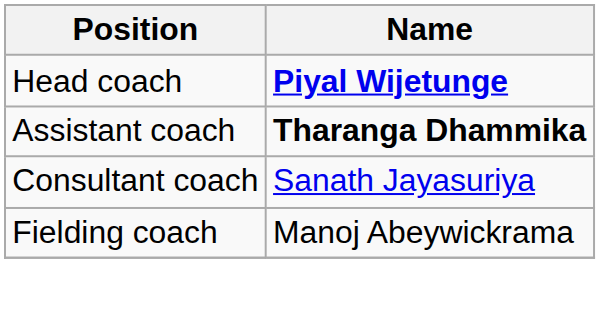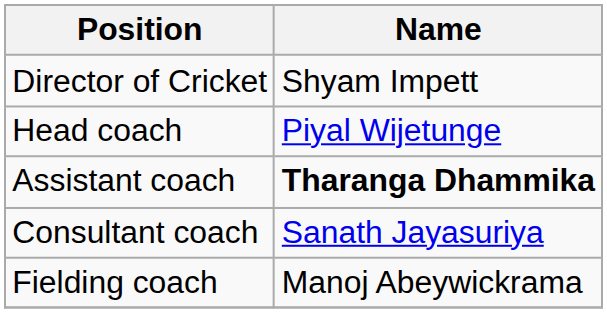+ row: (140, 80)
(391, 80) bold -> (392, 130) normal
